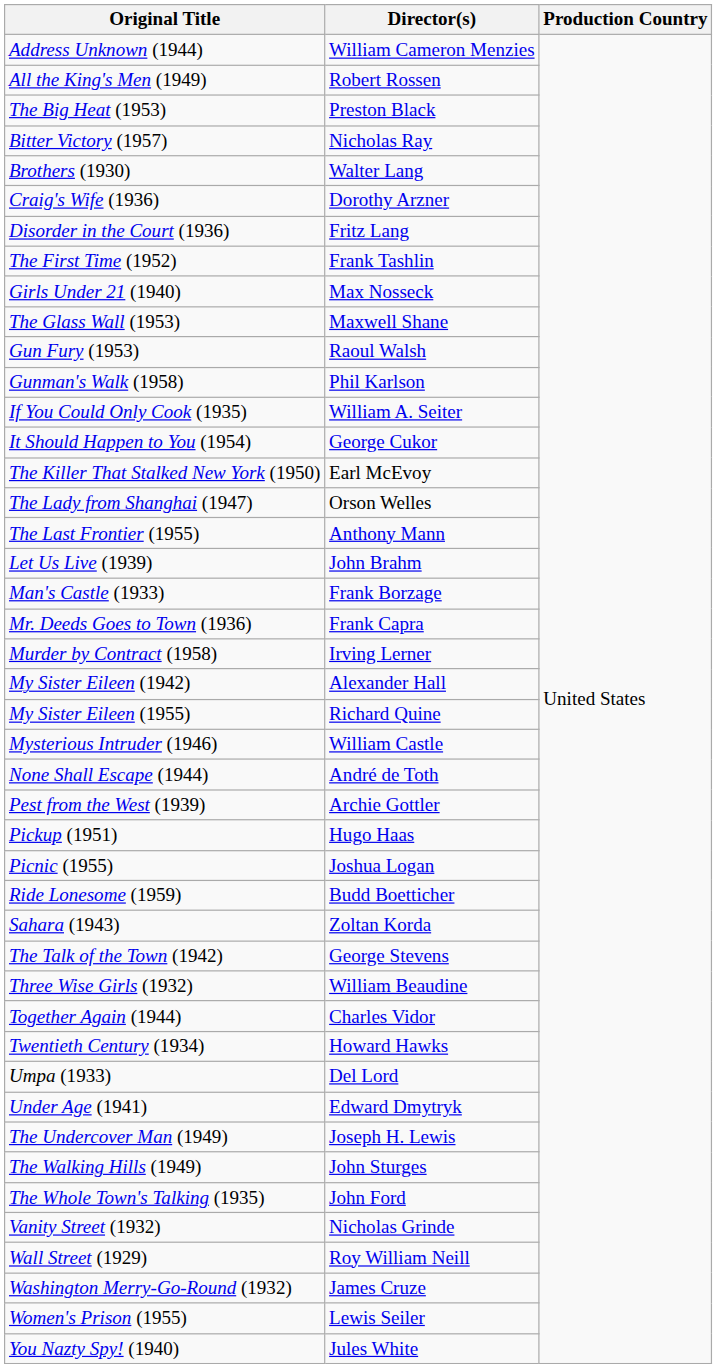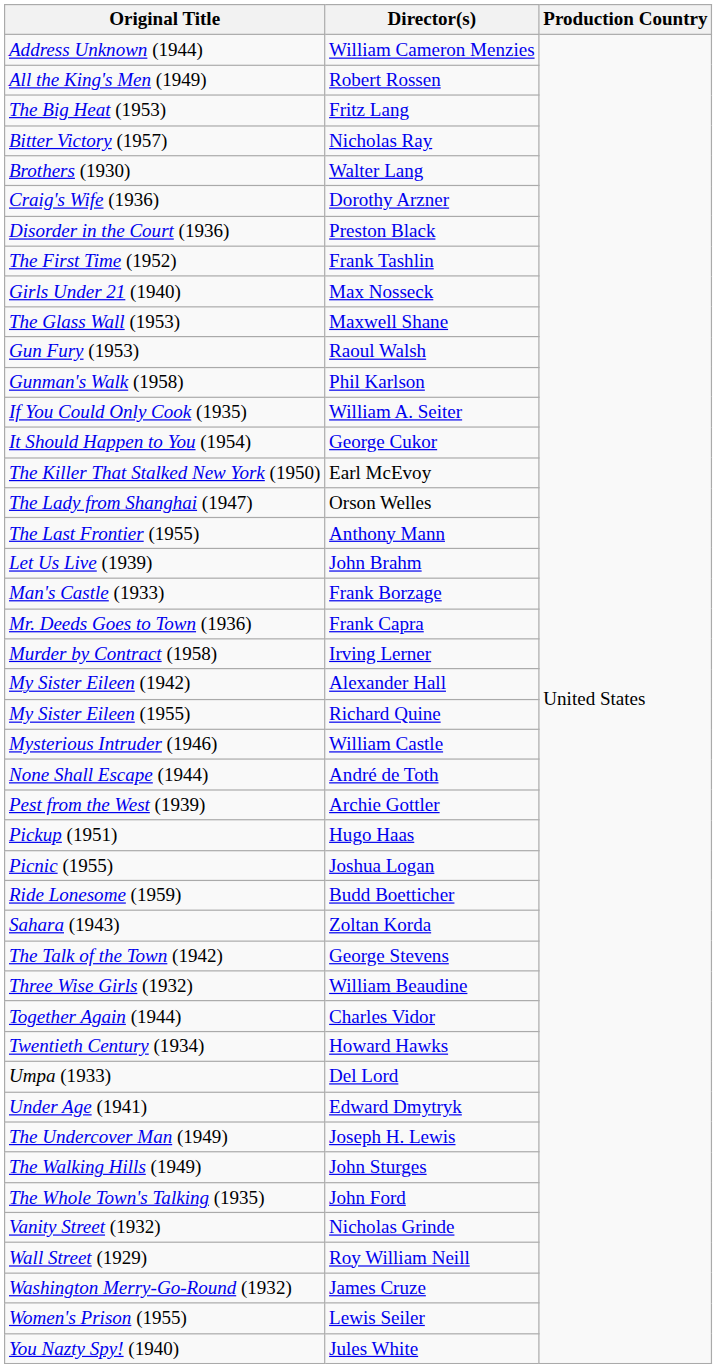(382, 110) Preston Black -> (369, 110) Fritz Lang
(369, 230) Fritz Lang -> (382, 230) Preston Black
